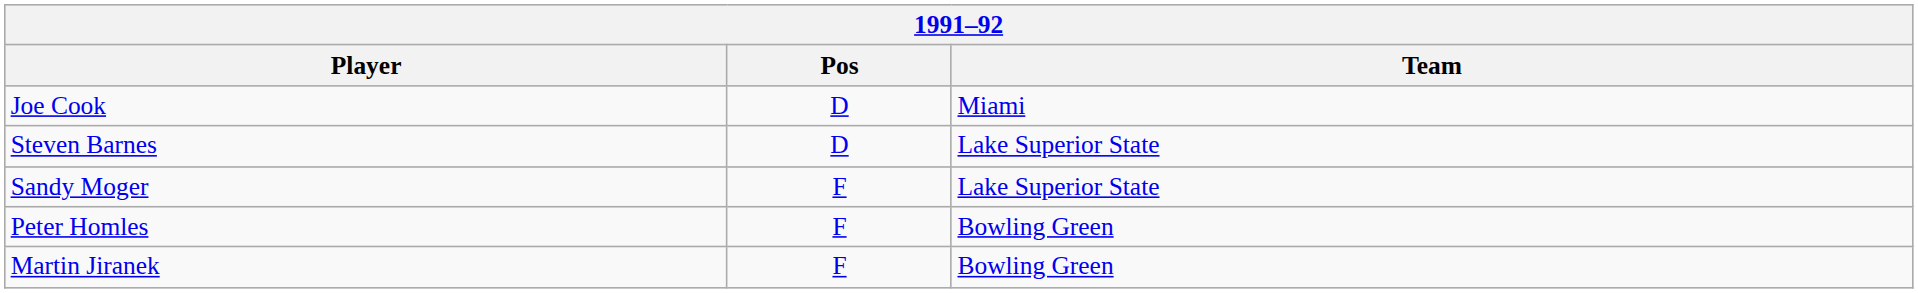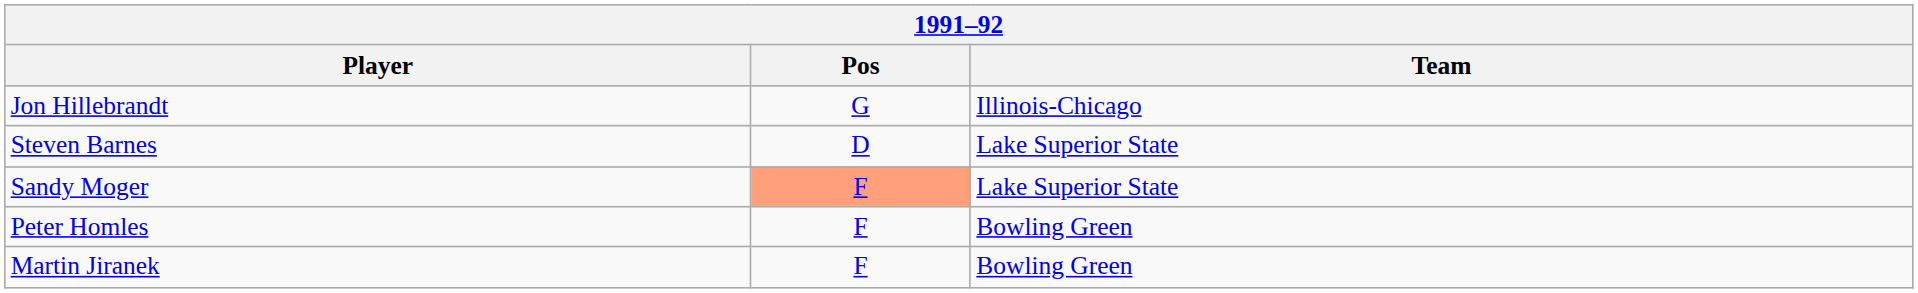+ row: (89, 105)
- row: (58, 105)
(840, 186) no background -> (861, 186) lightsalmon background
